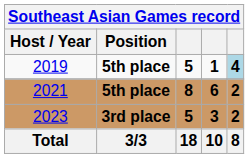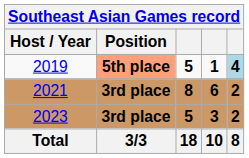(136, 66) no background -> (136, 66) lightsalmon background
(136, 91) 5th place -> (136, 91) 3rd place
